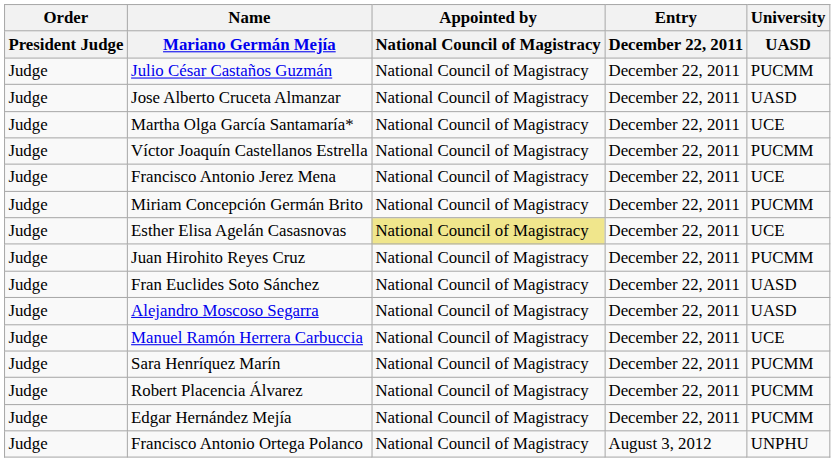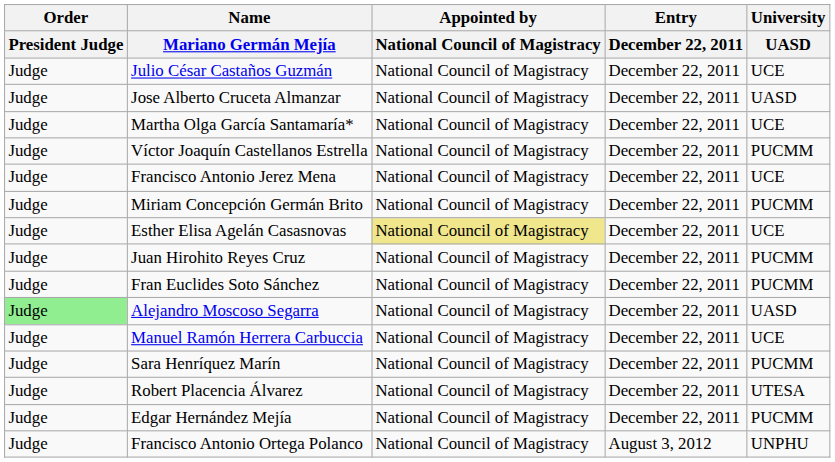(782, 71) PUCMM -> (768, 71) UCE
(774, 284) UASD -> (782, 284) PUCMM
(28, 310) no background -> (28, 310) lightgreen background
(782, 390) PUCMM -> (778, 390) UTESA
